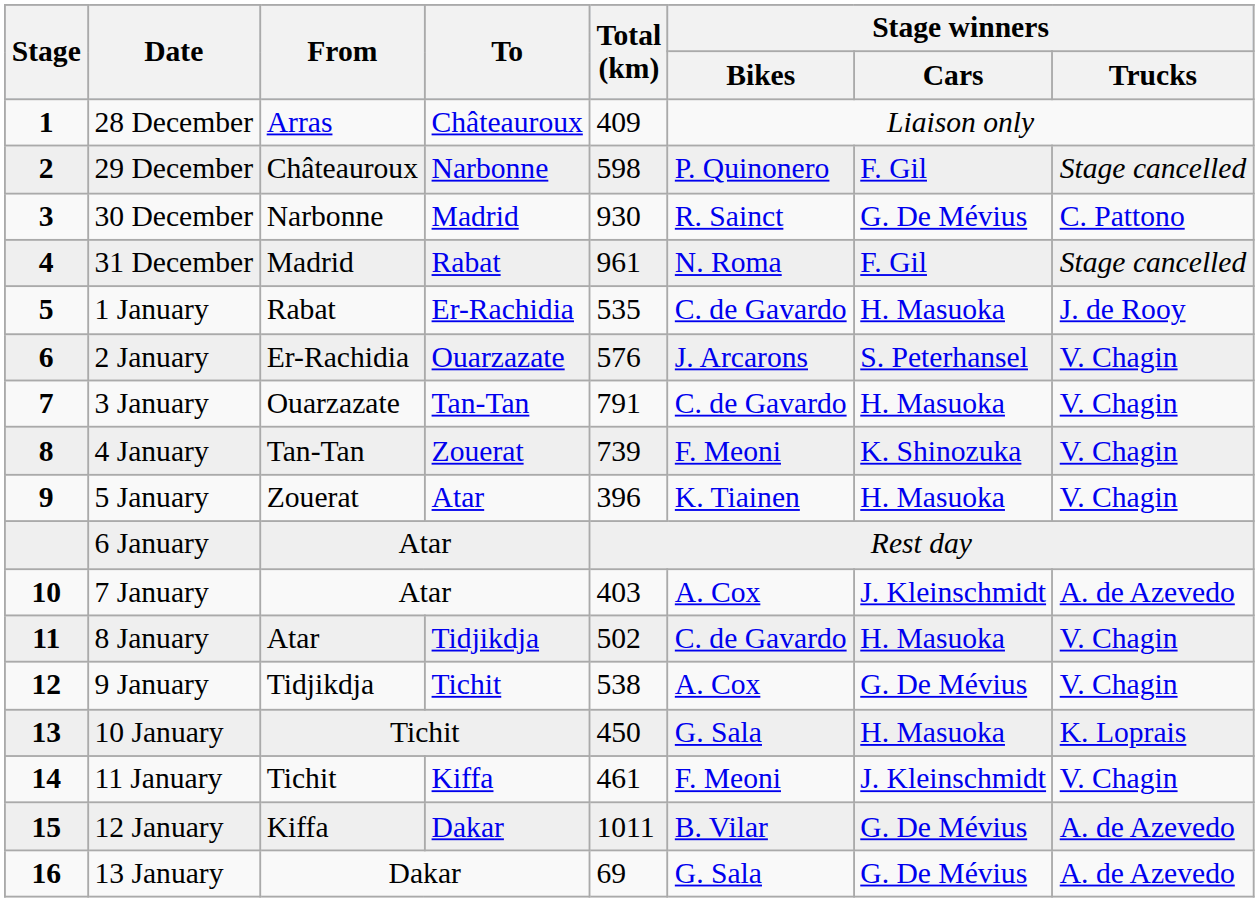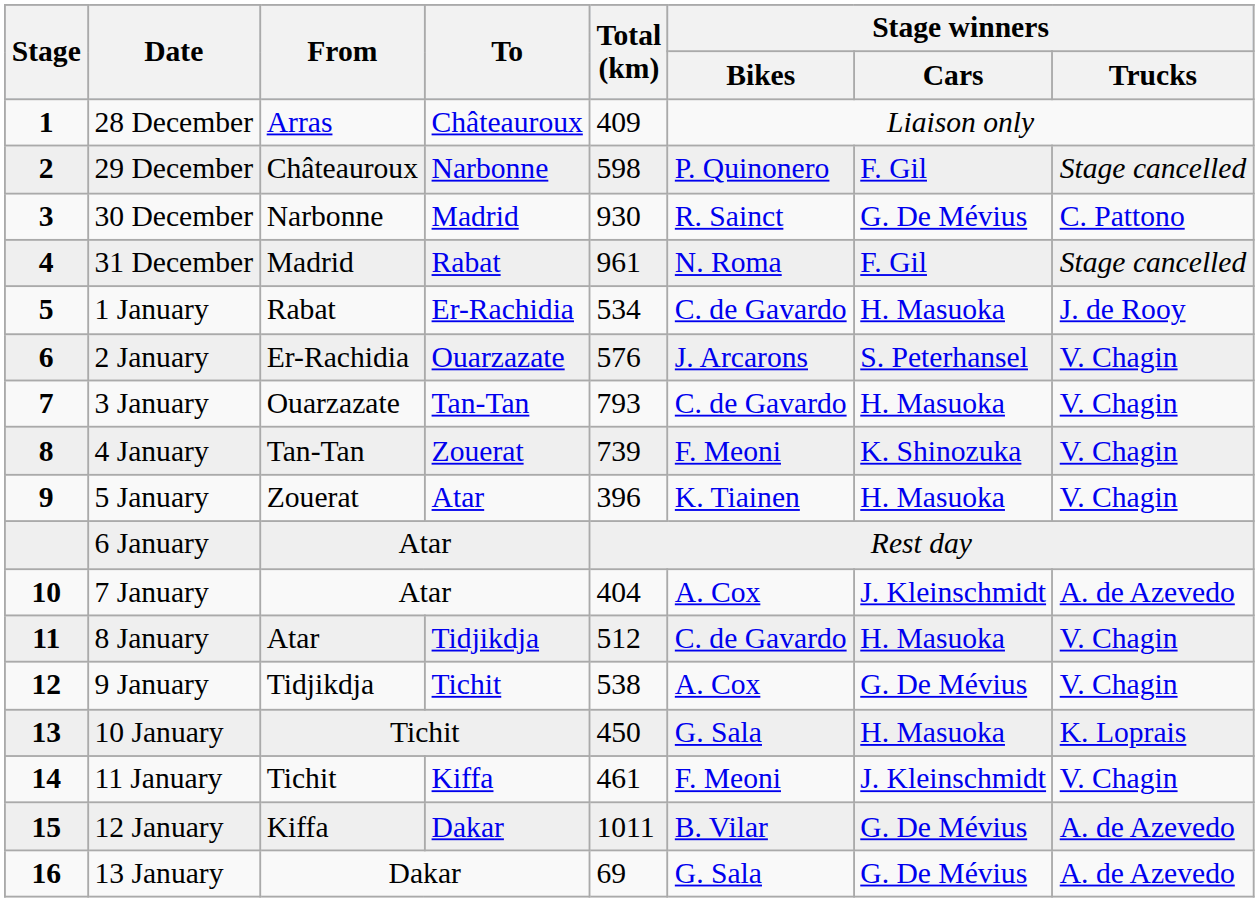(619, 309) 535 -> (619, 309) 534
(619, 403) 791 -> (619, 403) 793
(619, 591) 403 -> (619, 591) 404
(619, 638) 502 -> (619, 638) 512
